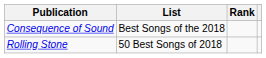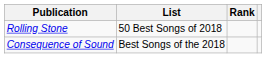rows swapped: (60, 28) <-> (37, 45)
